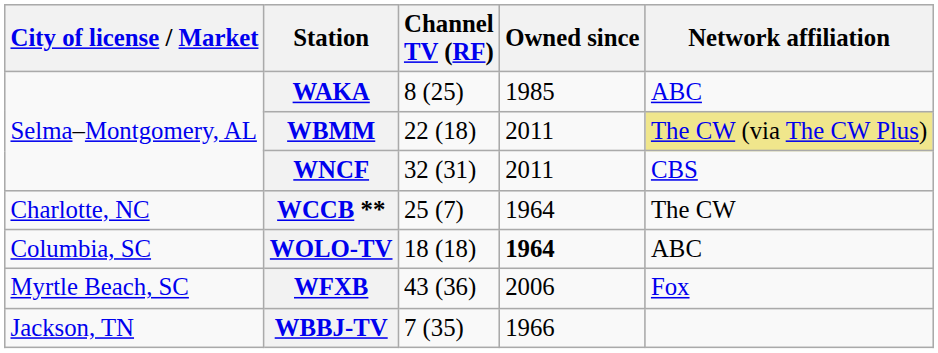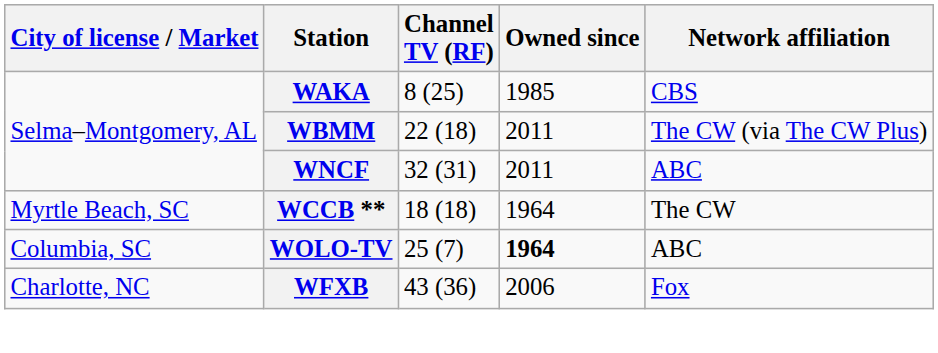(676, 91) ABC -> (674, 91) CBS
(789, 130) khaki background -> (789, 130) no background
(674, 170) CBS -> (676, 170) ABC
(80, 209) Charlotte, NC -> (100, 209) Myrtle Beach, SC
(434, 209) 25 (7) -> (440, 209) 18 (18)
(440, 248) 18 (18) -> (434, 248) 25 (7)
(100, 288) Myrtle Beach, SC -> (80, 288) Charlotte, NC
- row: (331, 327)
